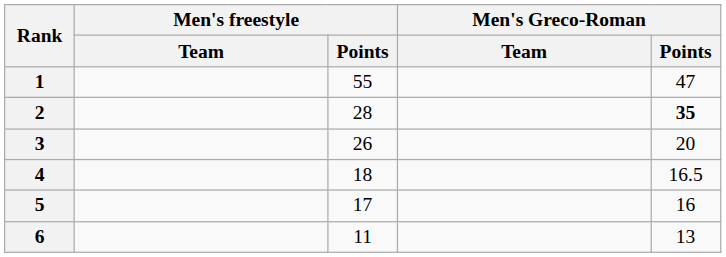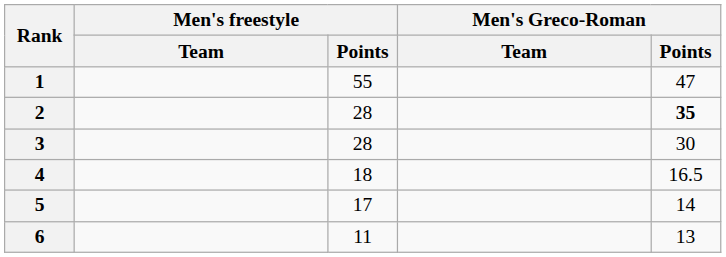(363, 143) 26 -> (363, 143) 28
(686, 143) 20 -> (686, 143) 30
(686, 205) 16 -> (686, 205) 14
